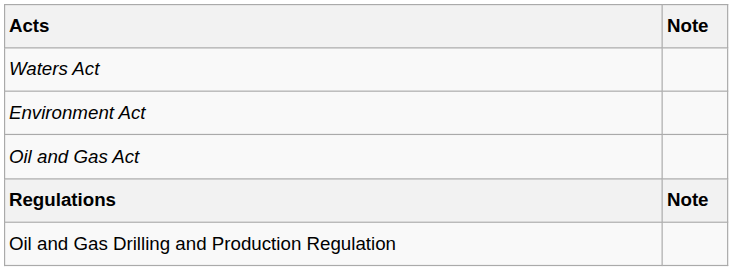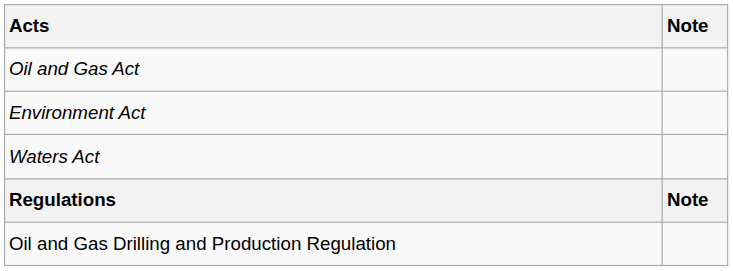rows swapped: (74, 156) <-> (54, 69)
